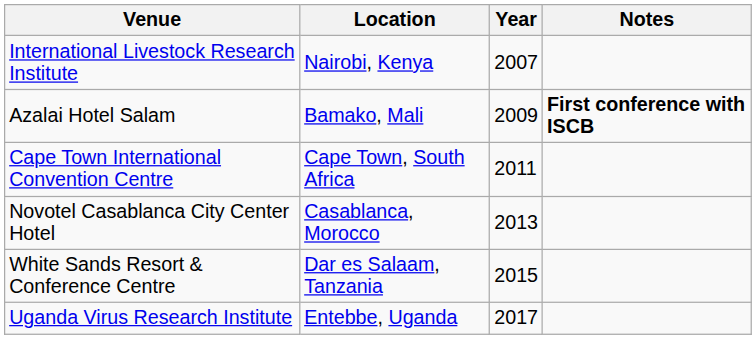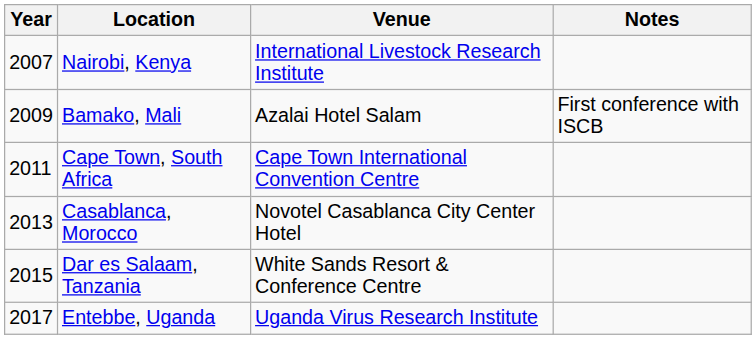columns swapped: (516, 20) <-> (152, 20)
(646, 115) bold -> (648, 115) normal
